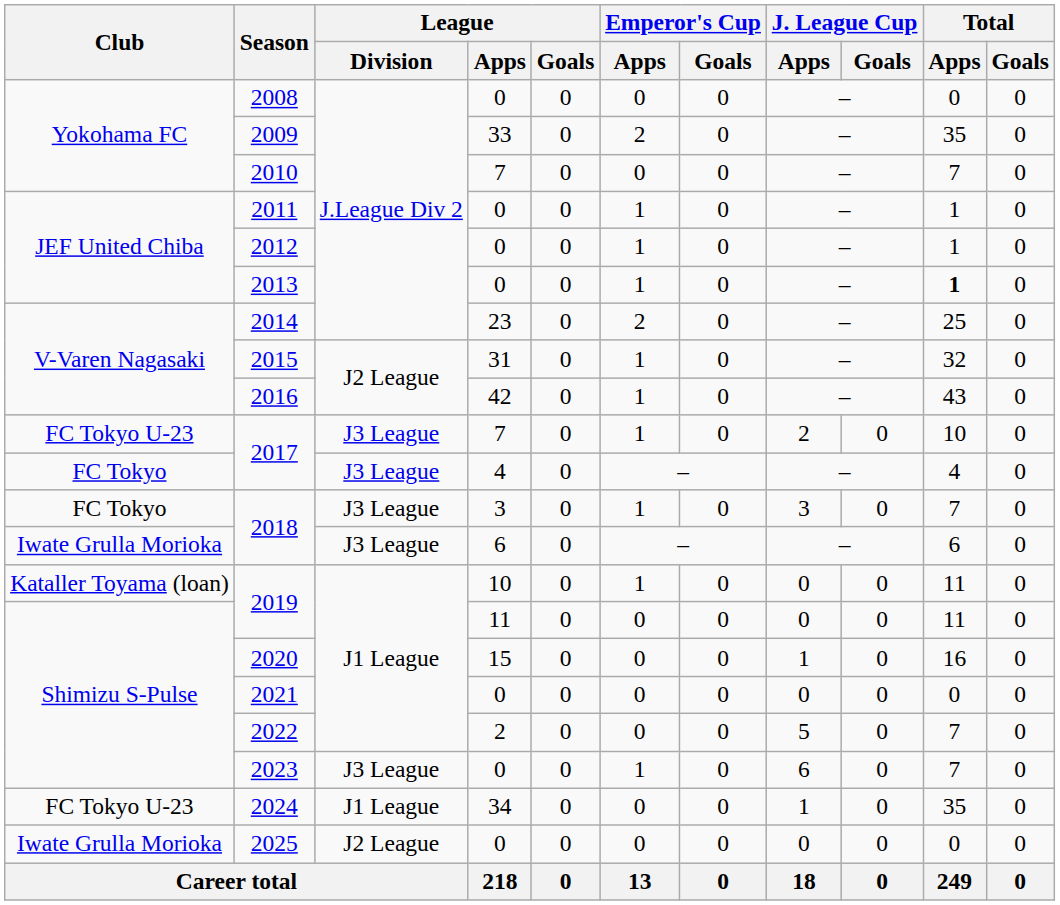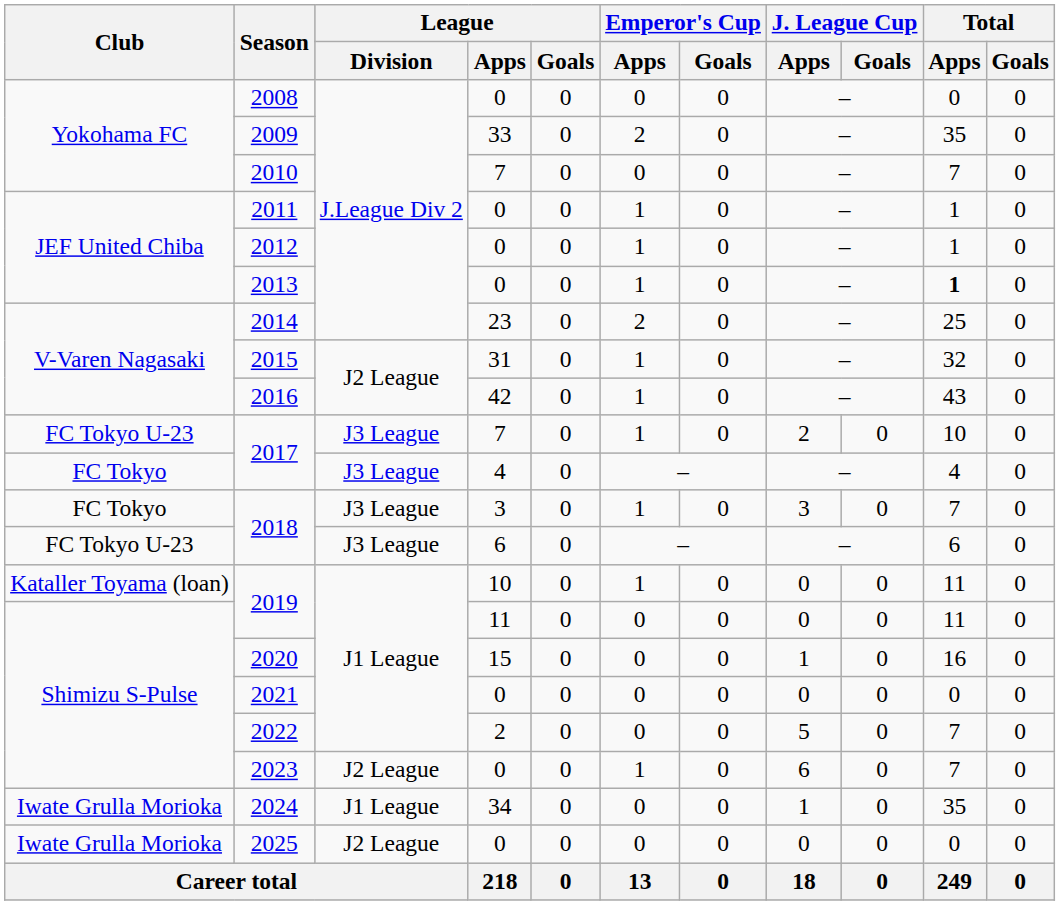(119, 545) Iwate Grulla Morioka -> (119, 545) FC Tokyo U-23
(391, 769) J3 League -> (391, 769) J2 League
(119, 806) FC Tokyo U-23 -> (119, 806) Iwate Grulla Morioka
